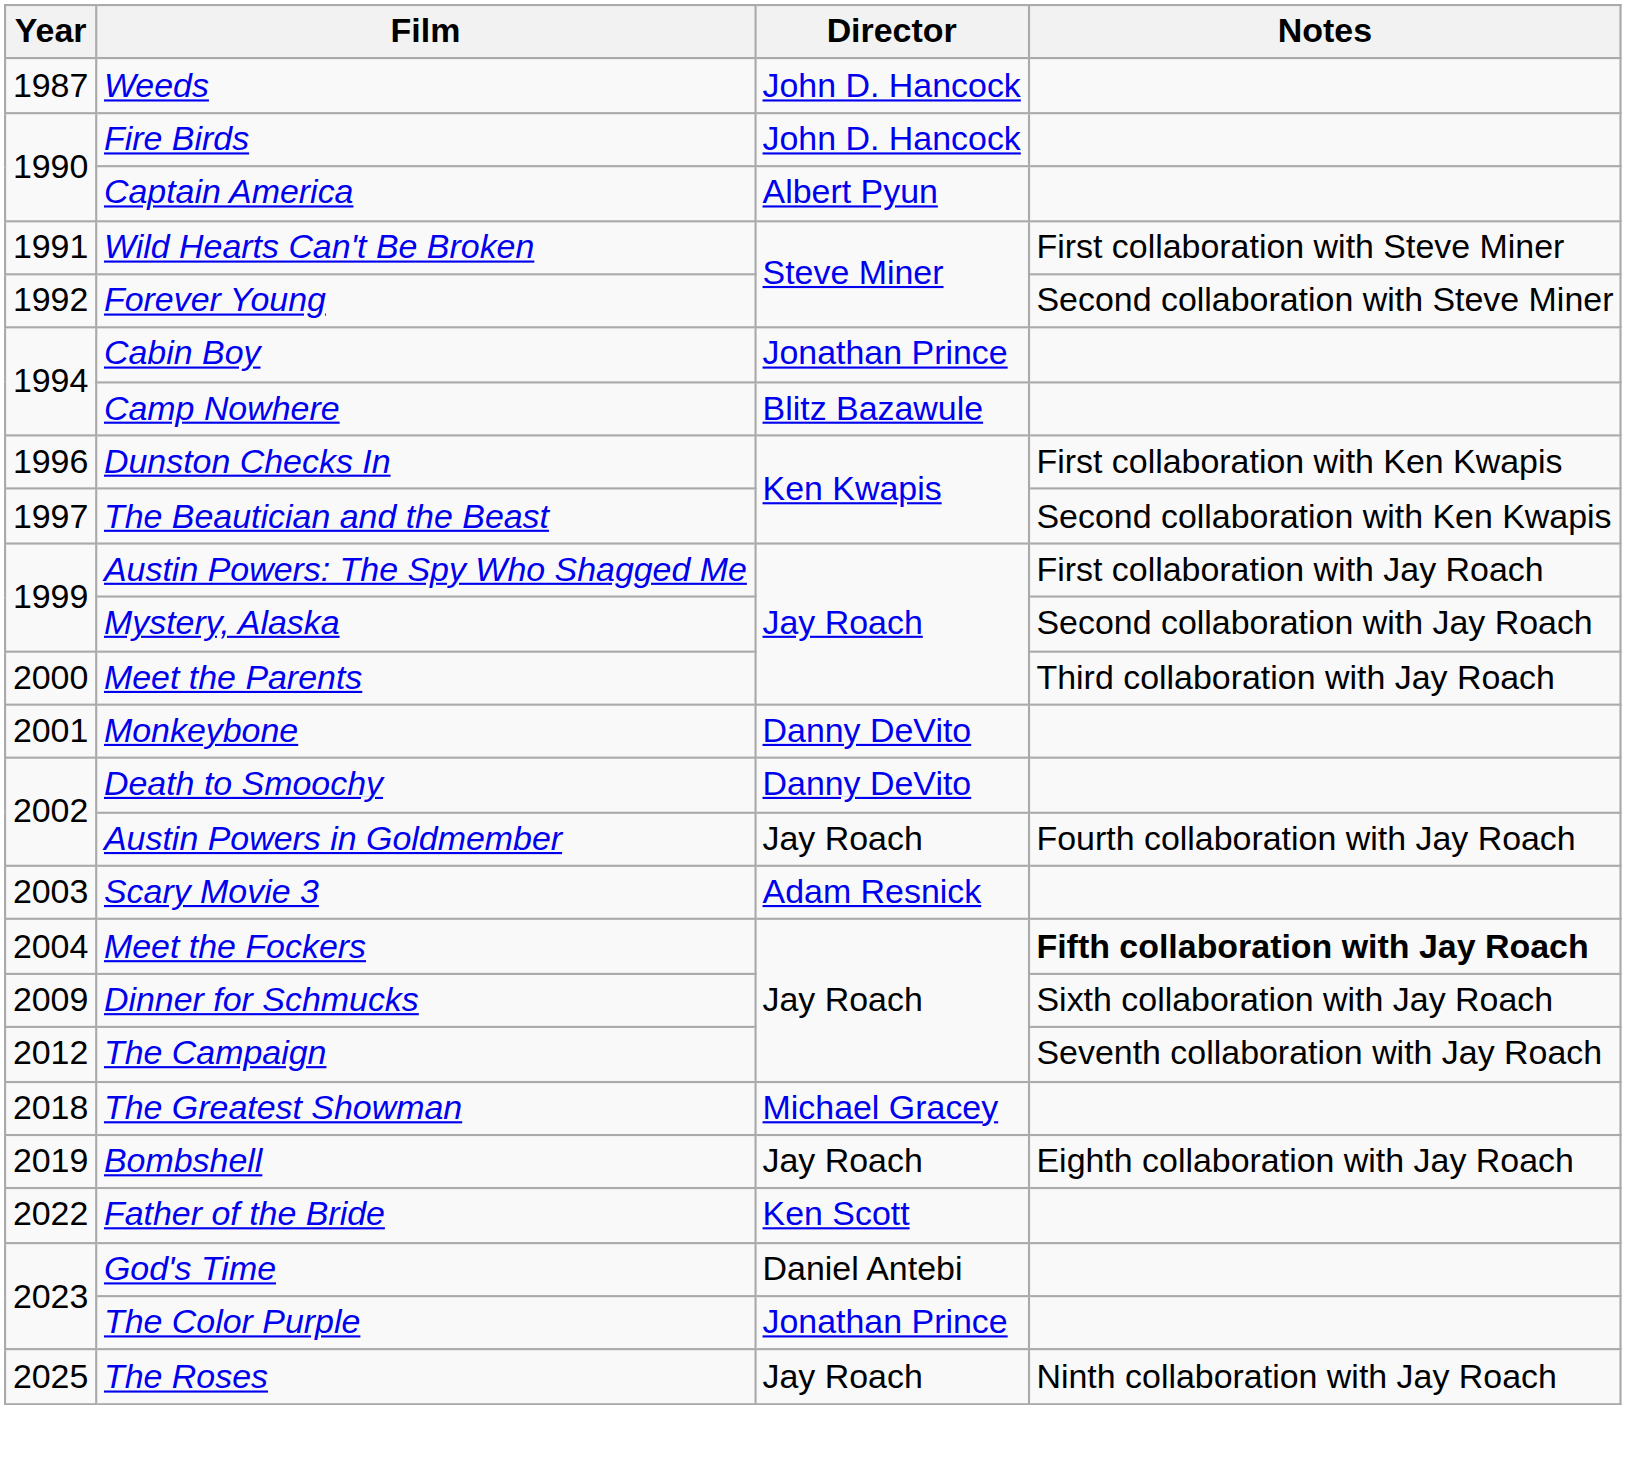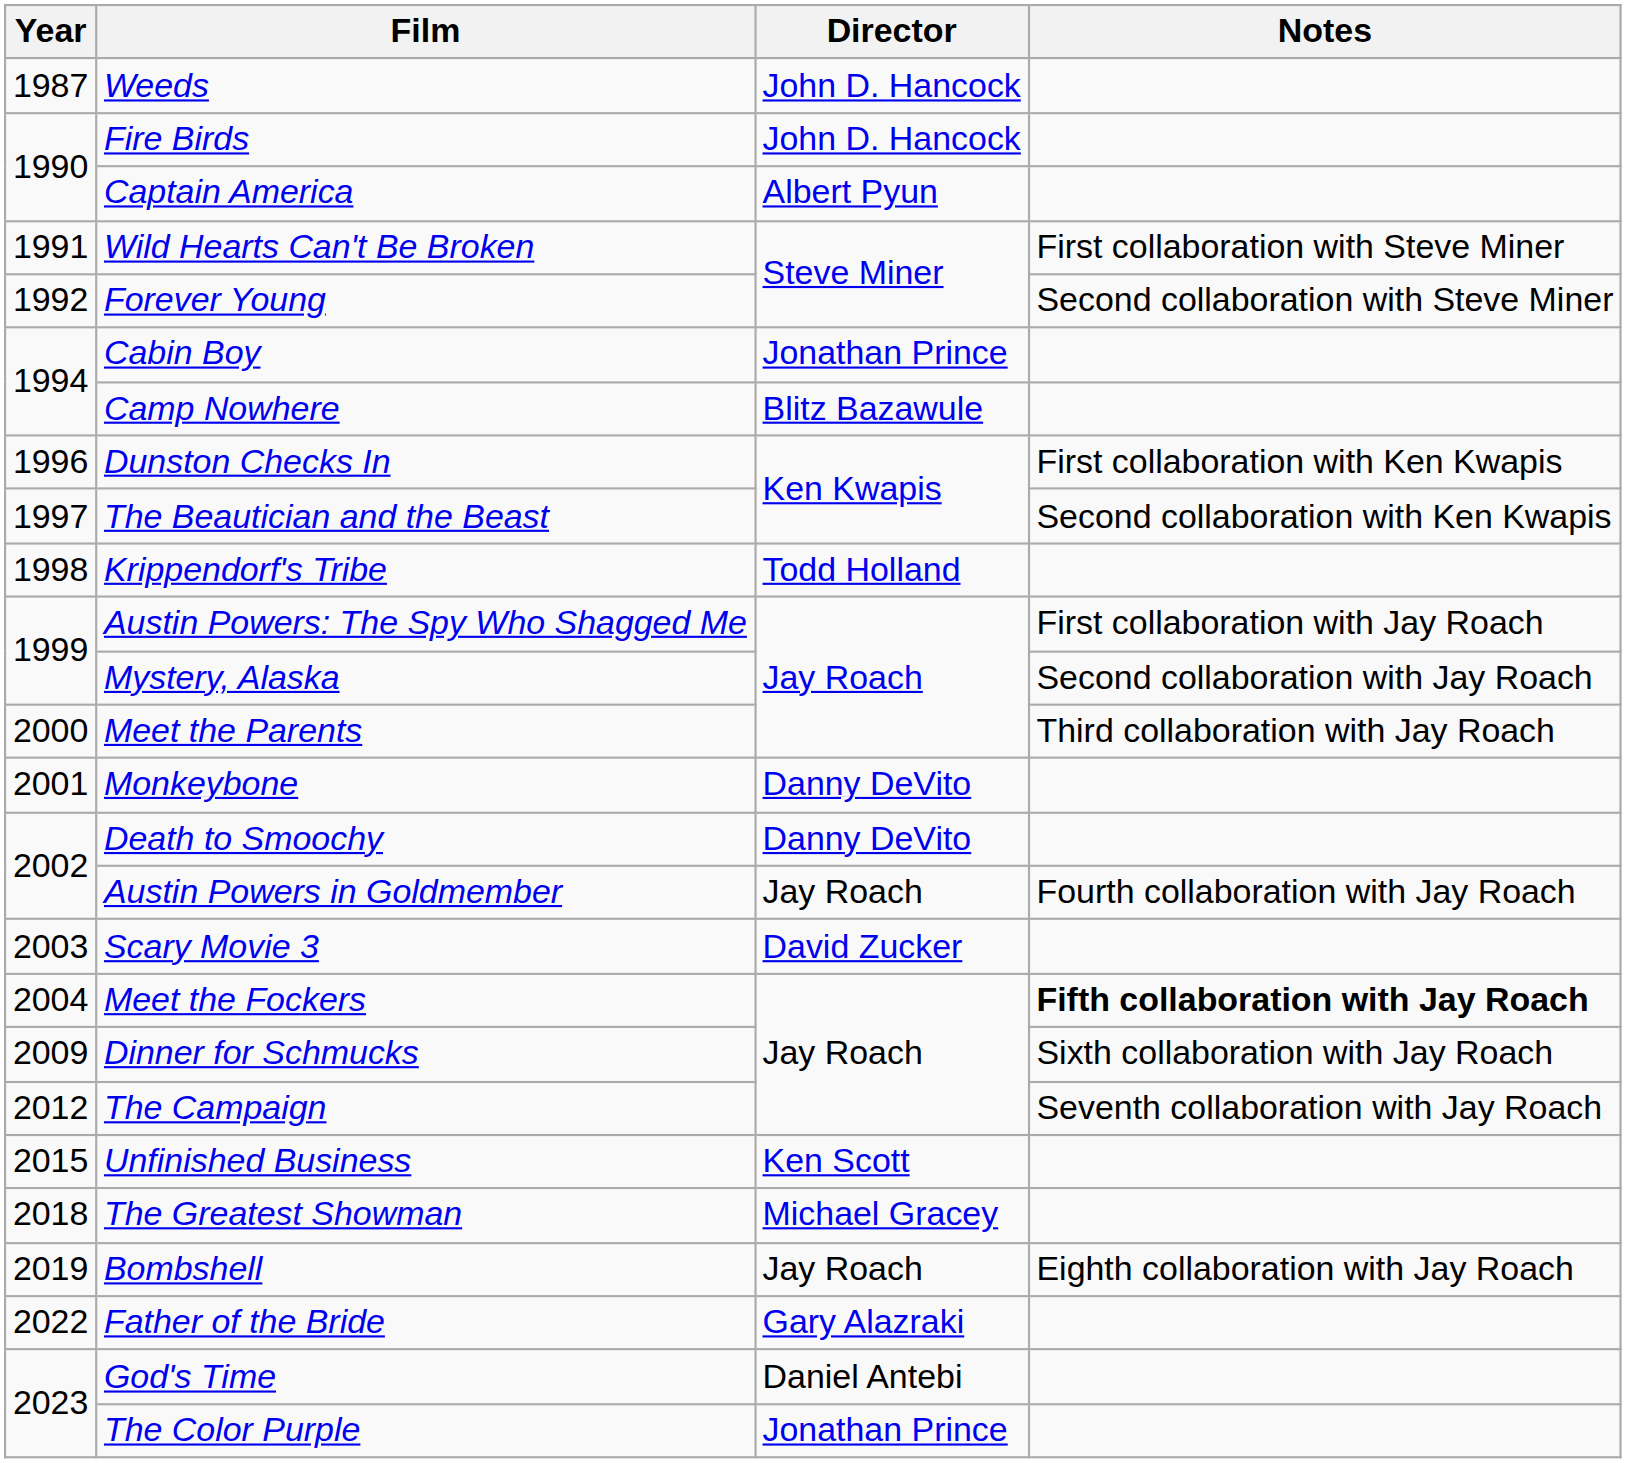+ row: (245, 569)
(872, 892) Adam Resnick -> (862, 945) David Zucker
+ row: (258, 1161)
(836, 1214) Ken Scott -> (863, 1322) Gary Alazraki
- row: (186, 1376)
